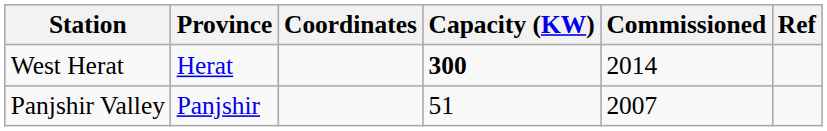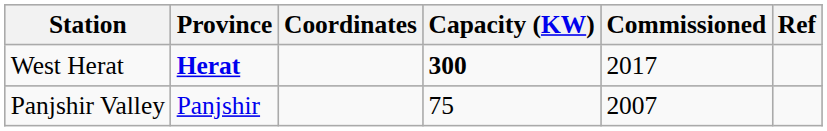(205, 65) normal -> (208, 65) bold
(632, 65) 2014 -> (632, 65) 2017
(441, 105) 51 -> (441, 105) 75
